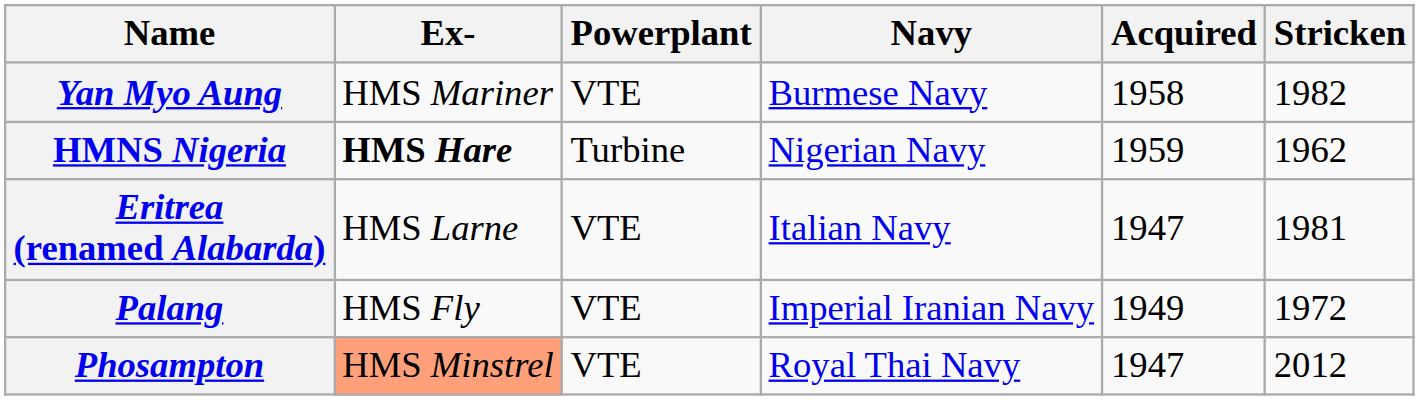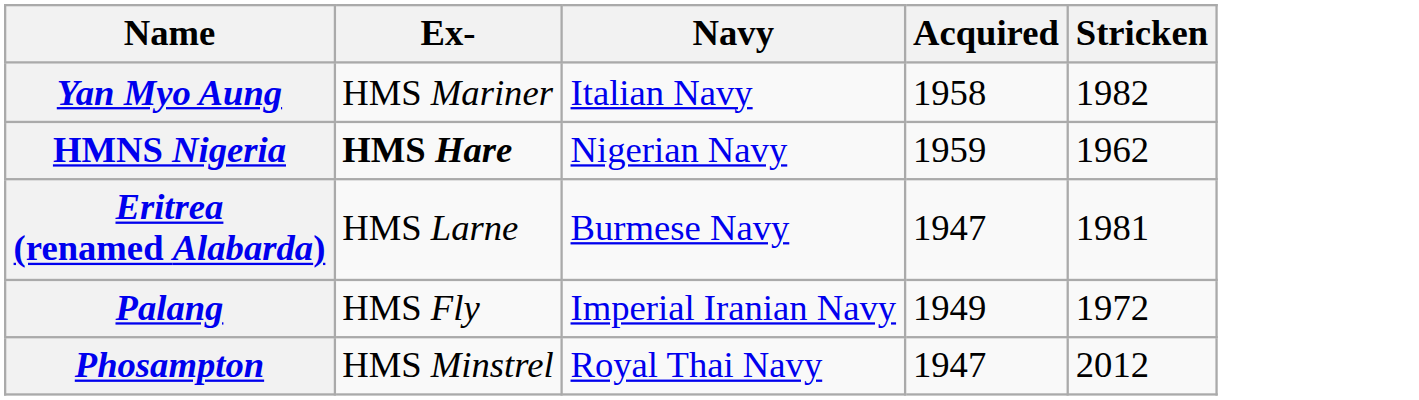- column: (661, 33)
(878, 91) Burmese Navy -> (662, 91) Italian Navy
(860, 228) Italian Navy -> (680, 228) Burmese Navy
(448, 365) lightsalmon background -> (448, 365) no background
